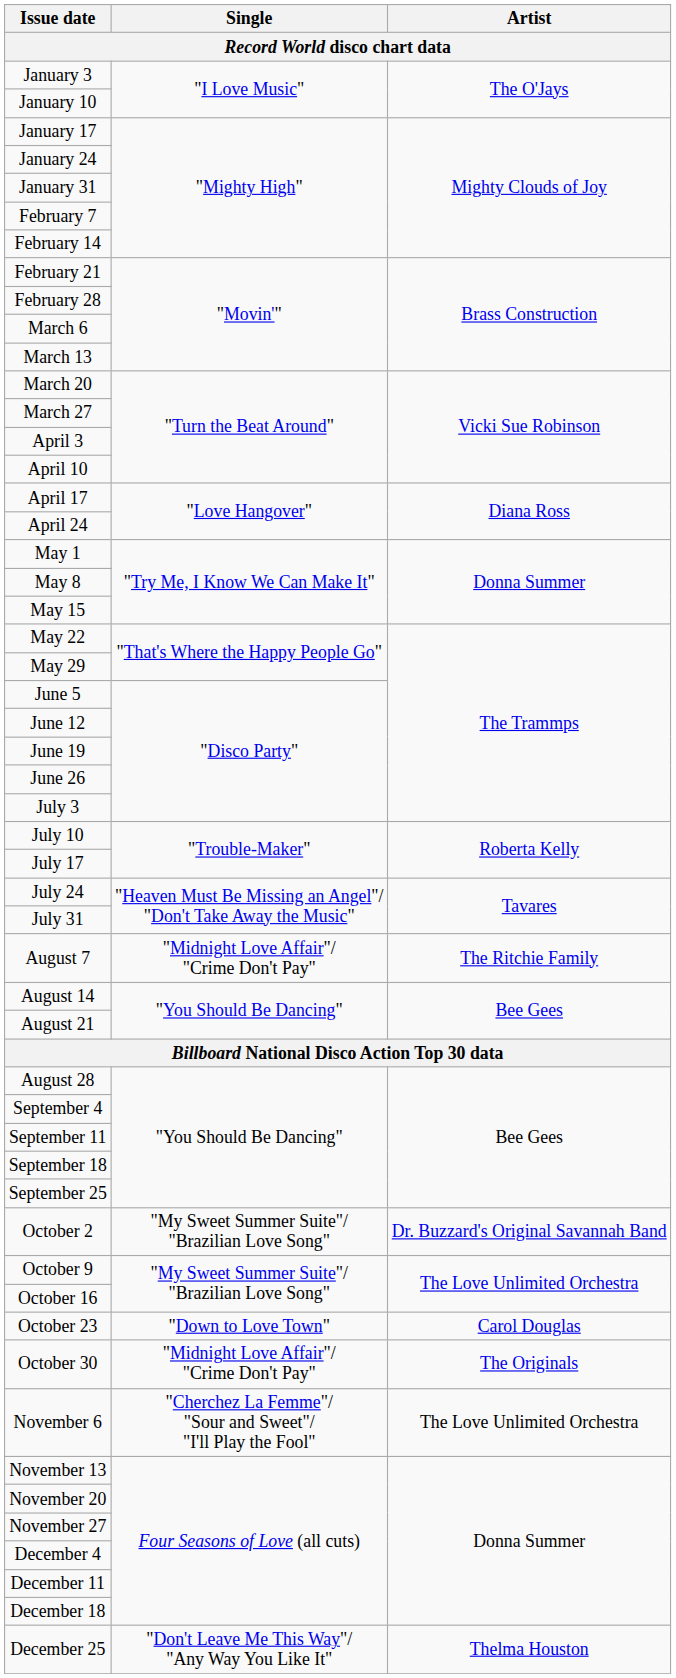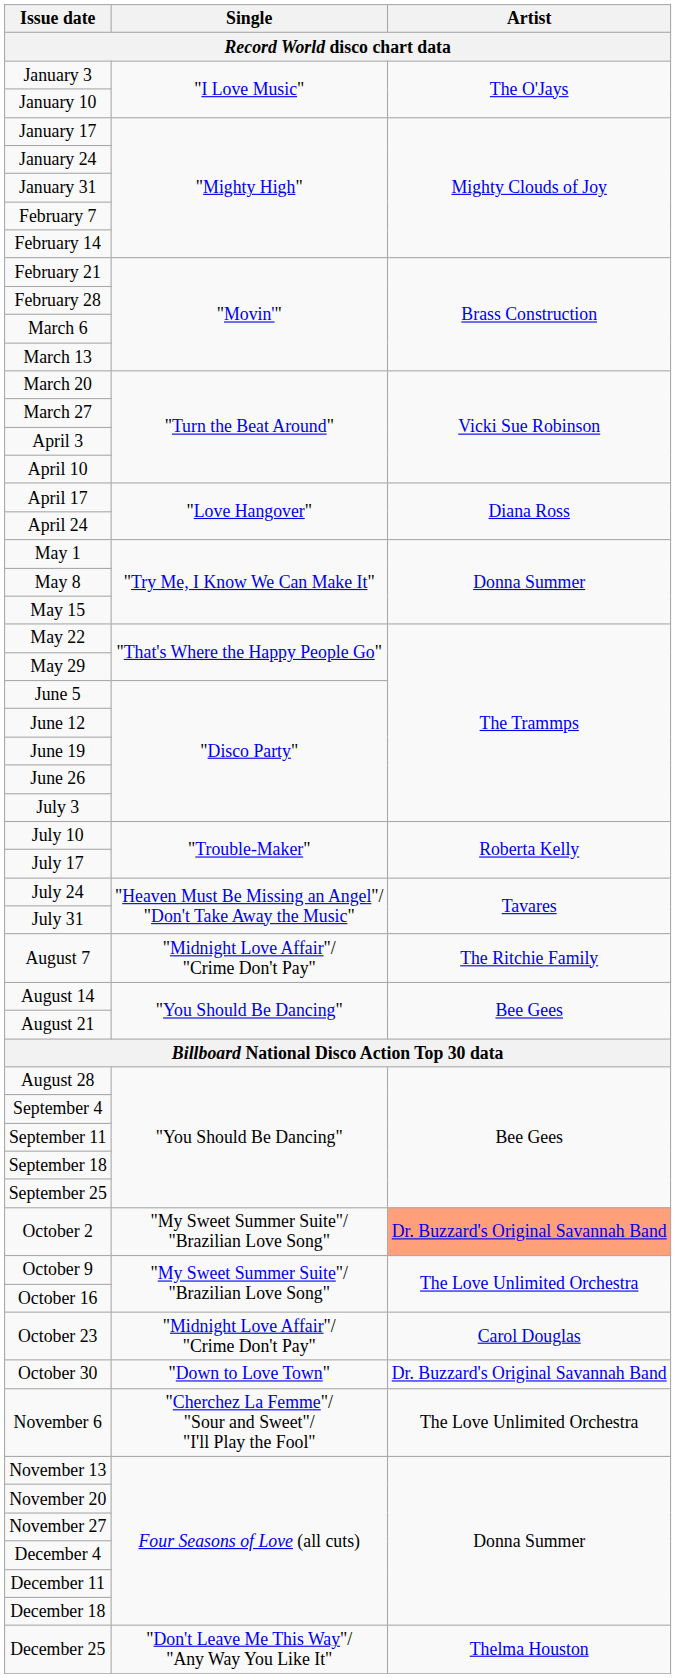(529, 1231) no background -> (529, 1231) lightsalmon background
(249, 1326) "Down to Love Town" -> (249, 1336) "Midnight Love Affair"/ "Crime Don't Pay"
(249, 1364) "Midnight Love Affair"/ "Crime Don't Pay" -> (249, 1374) "Down to Love Town"
(529, 1364) The Originals -> (529, 1374) Dr. Buzzard's Original Savannah Band
